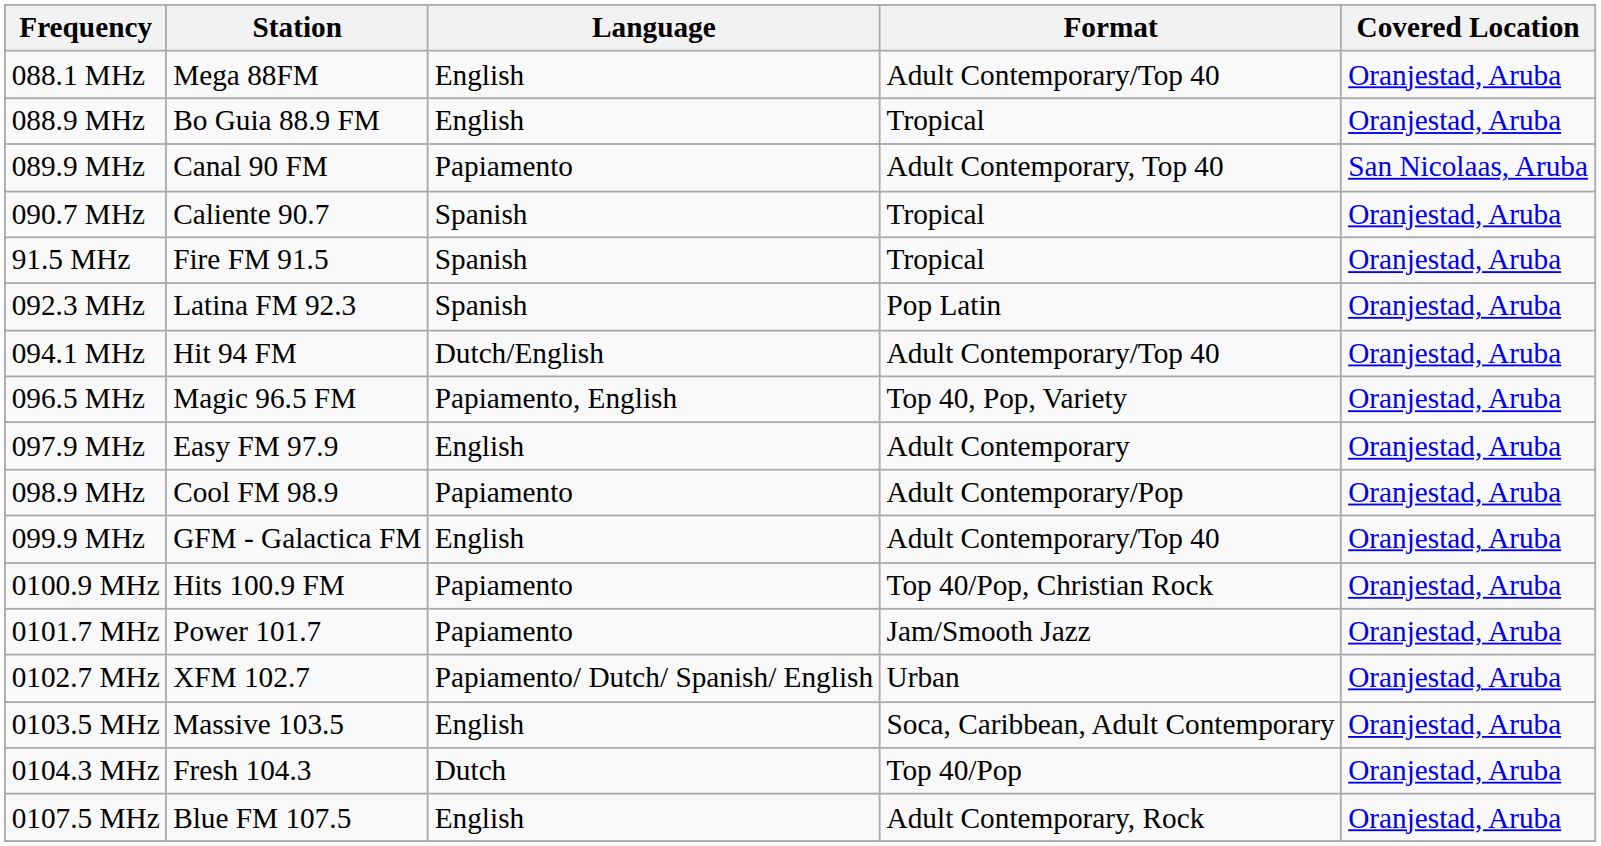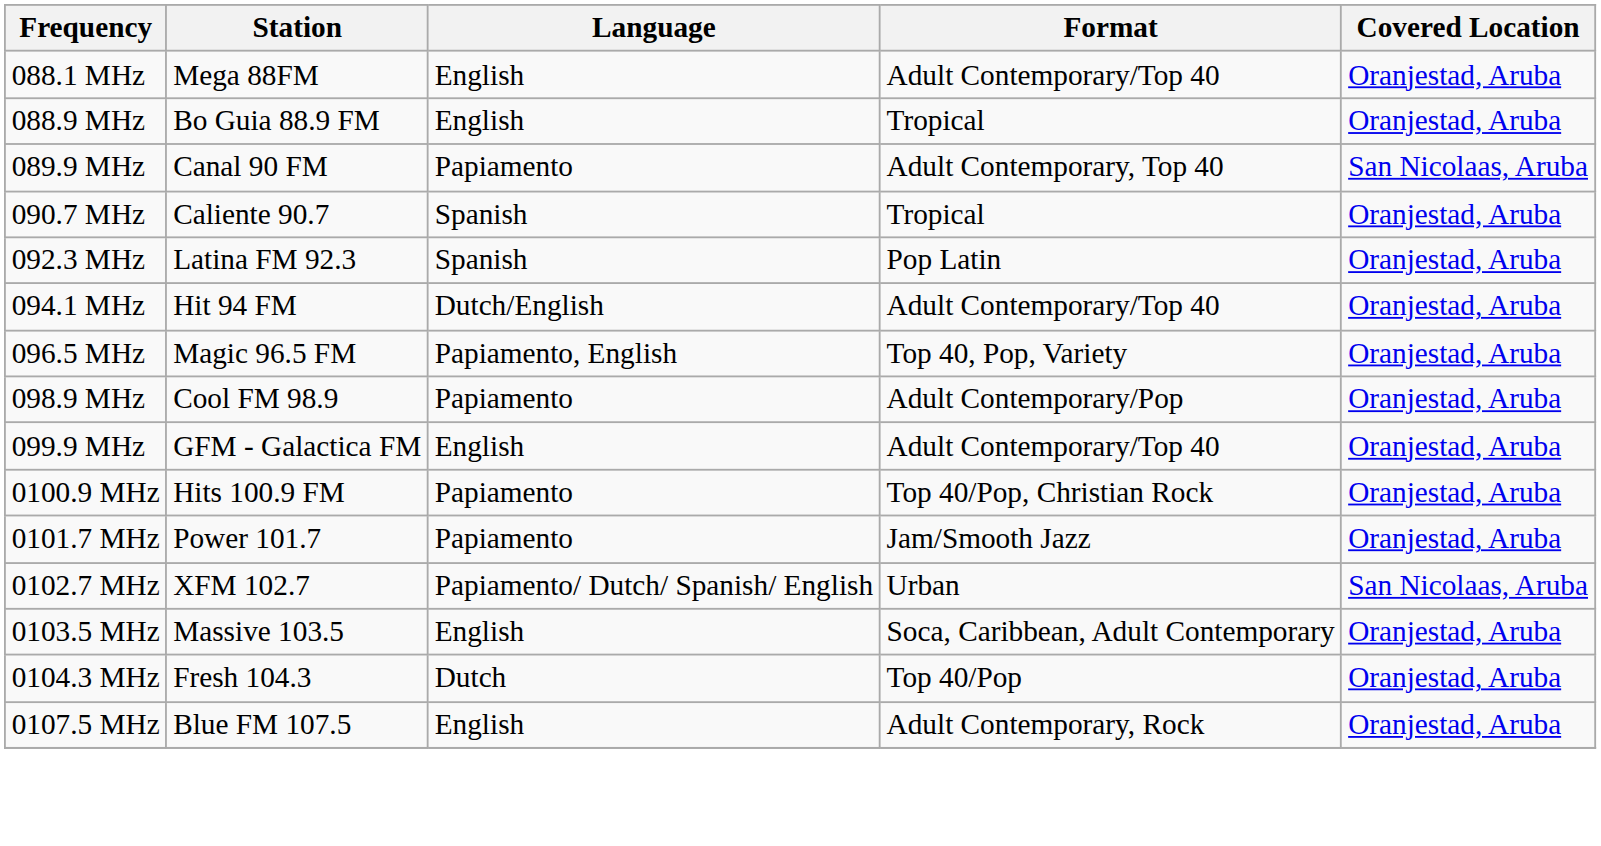- row: (71, 259)
- row: (78, 445)
(1455, 677) Oranjestad, Aruba -> (1468, 584) San Nicolaas, Aruba
